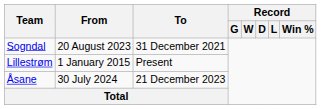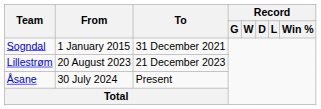(94, 46) 20 August 2023 -> (94, 46) 1 January 2015
(94, 63) 1 January 2015 -> (94, 63) 20 August 2023
(154, 63) Present -> (181, 63) 21 December 2023
(181, 79) 21 December 2023 -> (154, 79) Present
